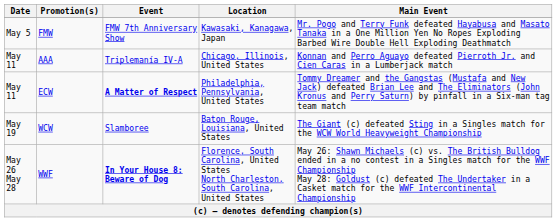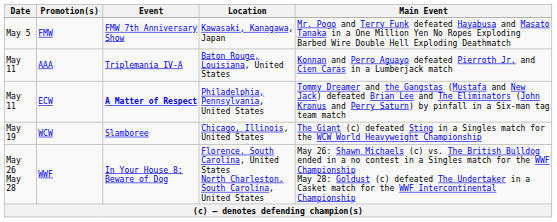(245, 60) Chicago, Illinois, United States -> (242, 65) Baton Rouge, Louisiana, United States
(242, 129) Baton Rouge, Louisiana, United States -> (245, 133) Chicago, Illinois, United States
(144, 174) bold -> (144, 174) normal
